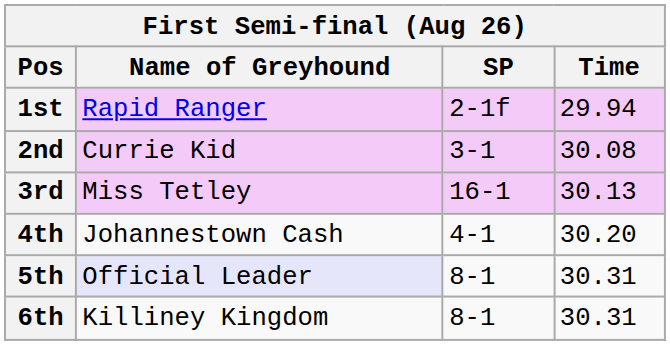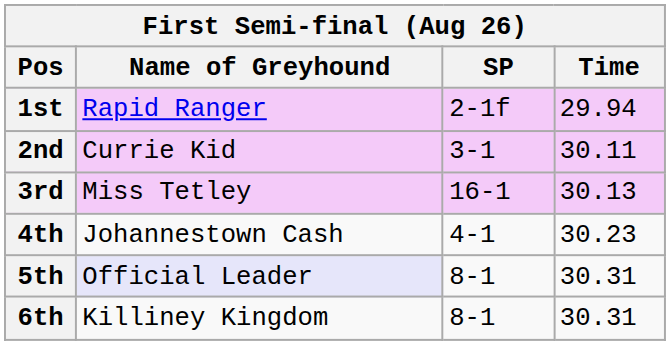(598, 151) 30.08 -> (598, 151) 30.11
(598, 235) 30.20 -> (598, 235) 30.23
